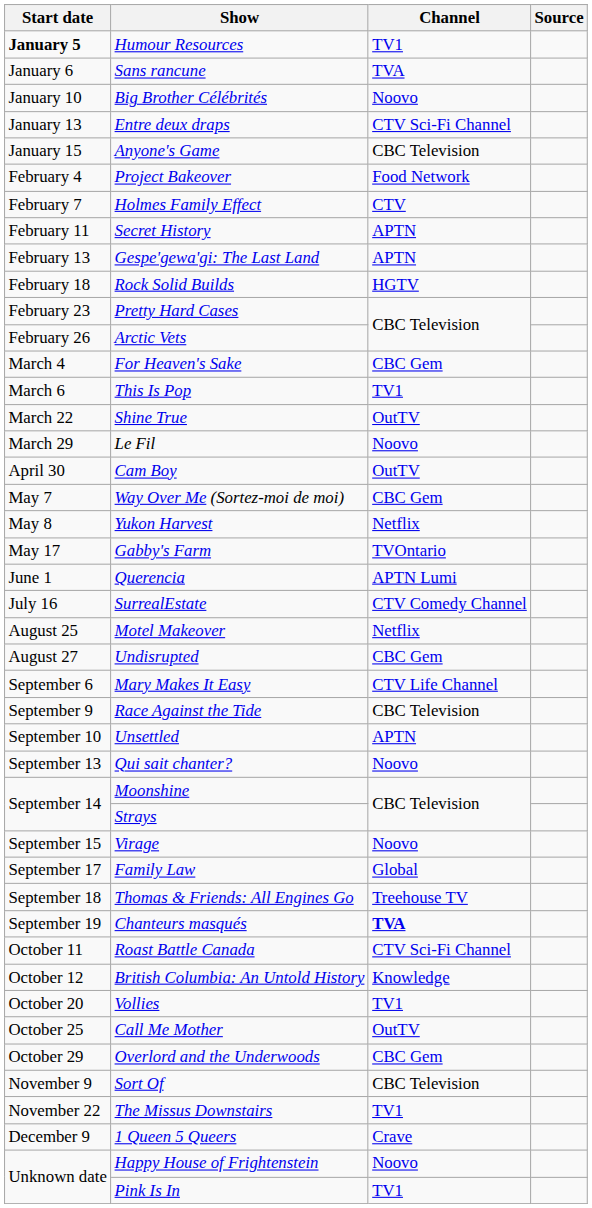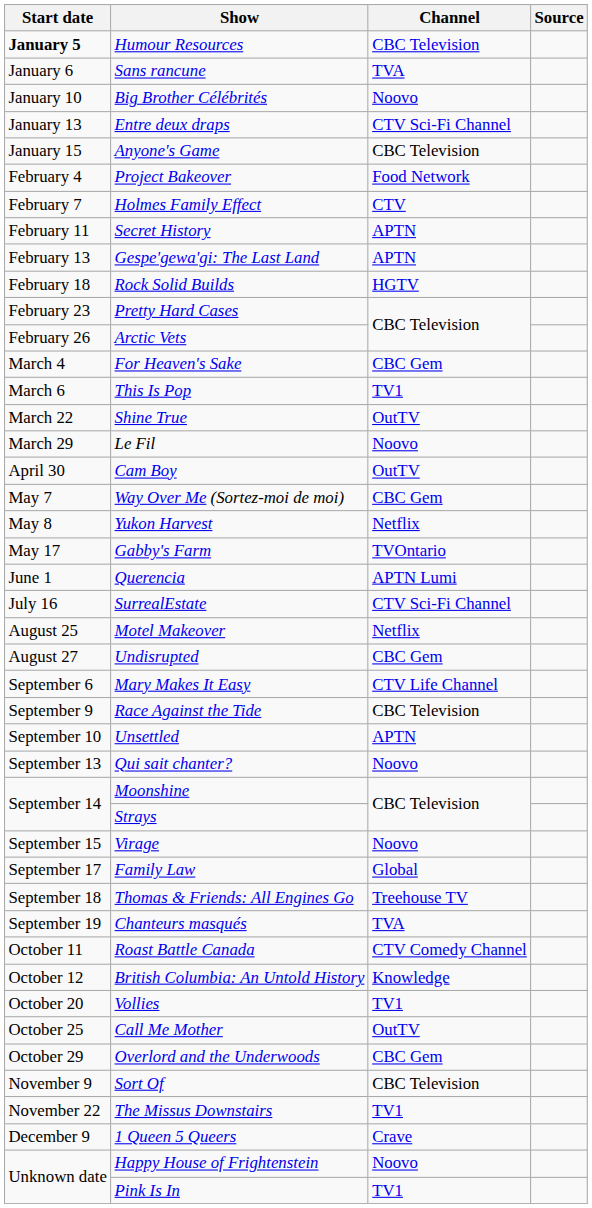(388, 44) TV1 -> (426, 44) CBC Television
(449, 603) CTV Comedy Channel -> (442, 603) CTV Sci-Fi Channel
(389, 923) bold -> (388, 923) normal
(442, 950) CTV Sci-Fi Channel -> (449, 950) CTV Comedy Channel
